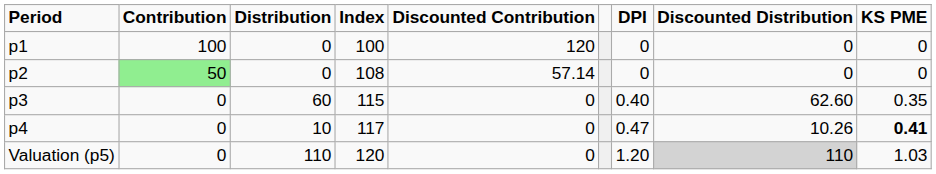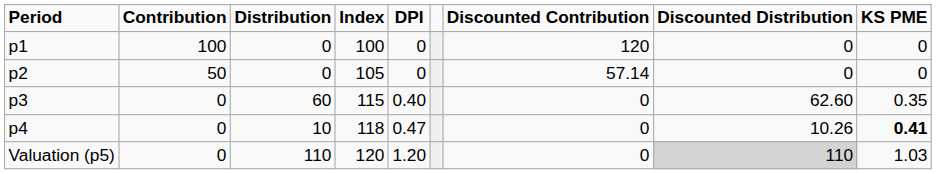columns swapped: (633, 18) <-> (494, 18)
(217, 73) lightgreen background -> (217, 73) no background
(370, 73) 108 -> (370, 73) 105
(371, 127) 117 -> (371, 127) 118
